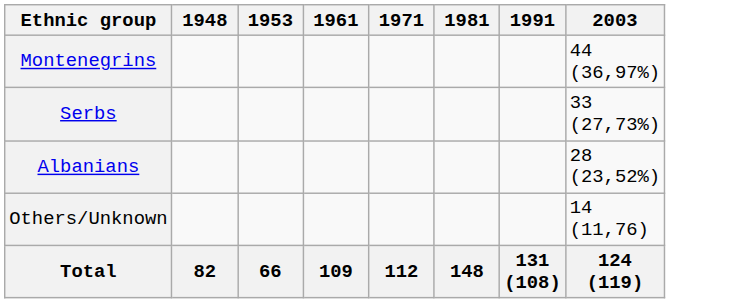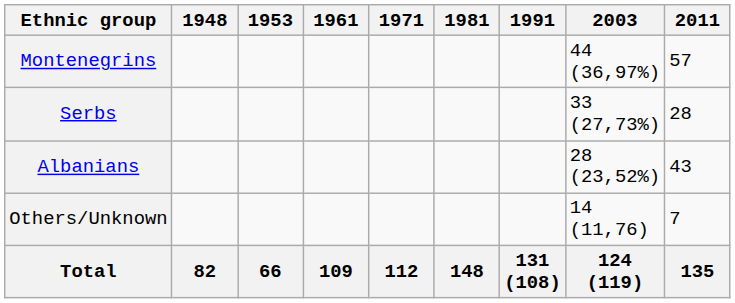+ column: (697, 20)
